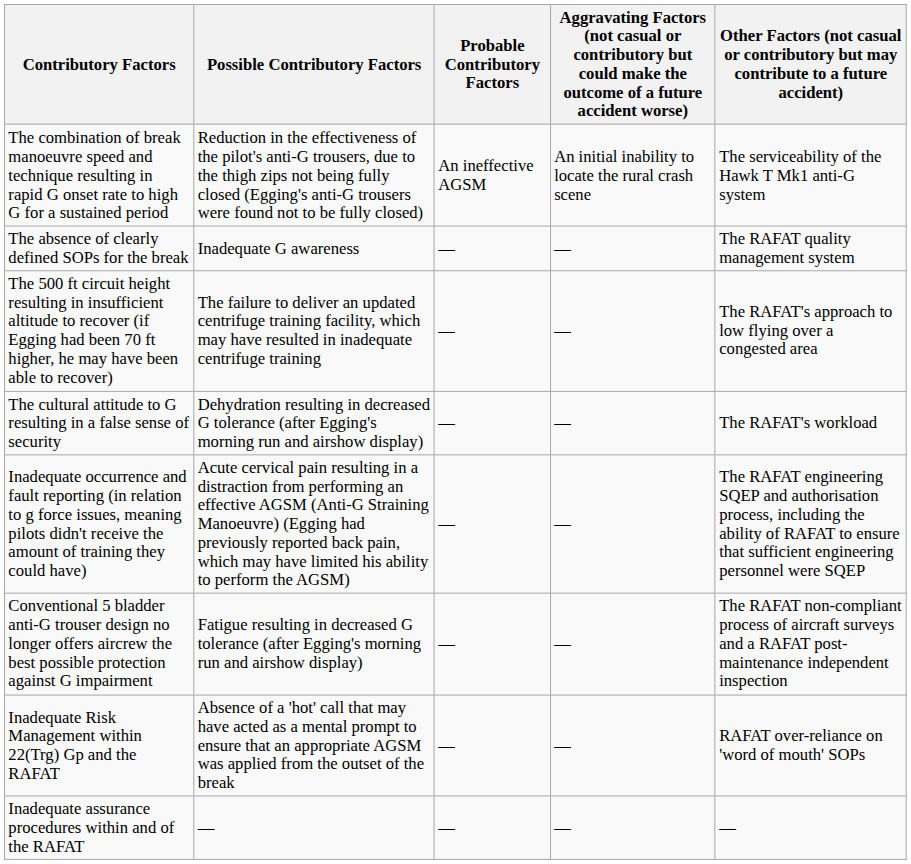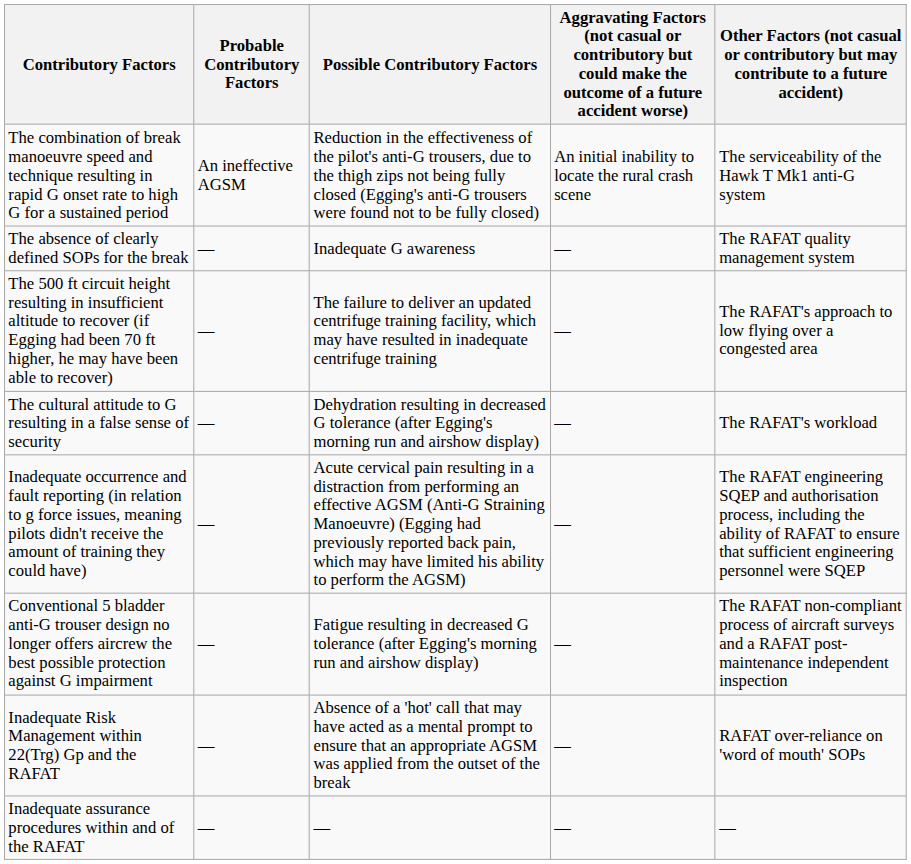columns swapped: (492, 64) <-> (314, 64)
